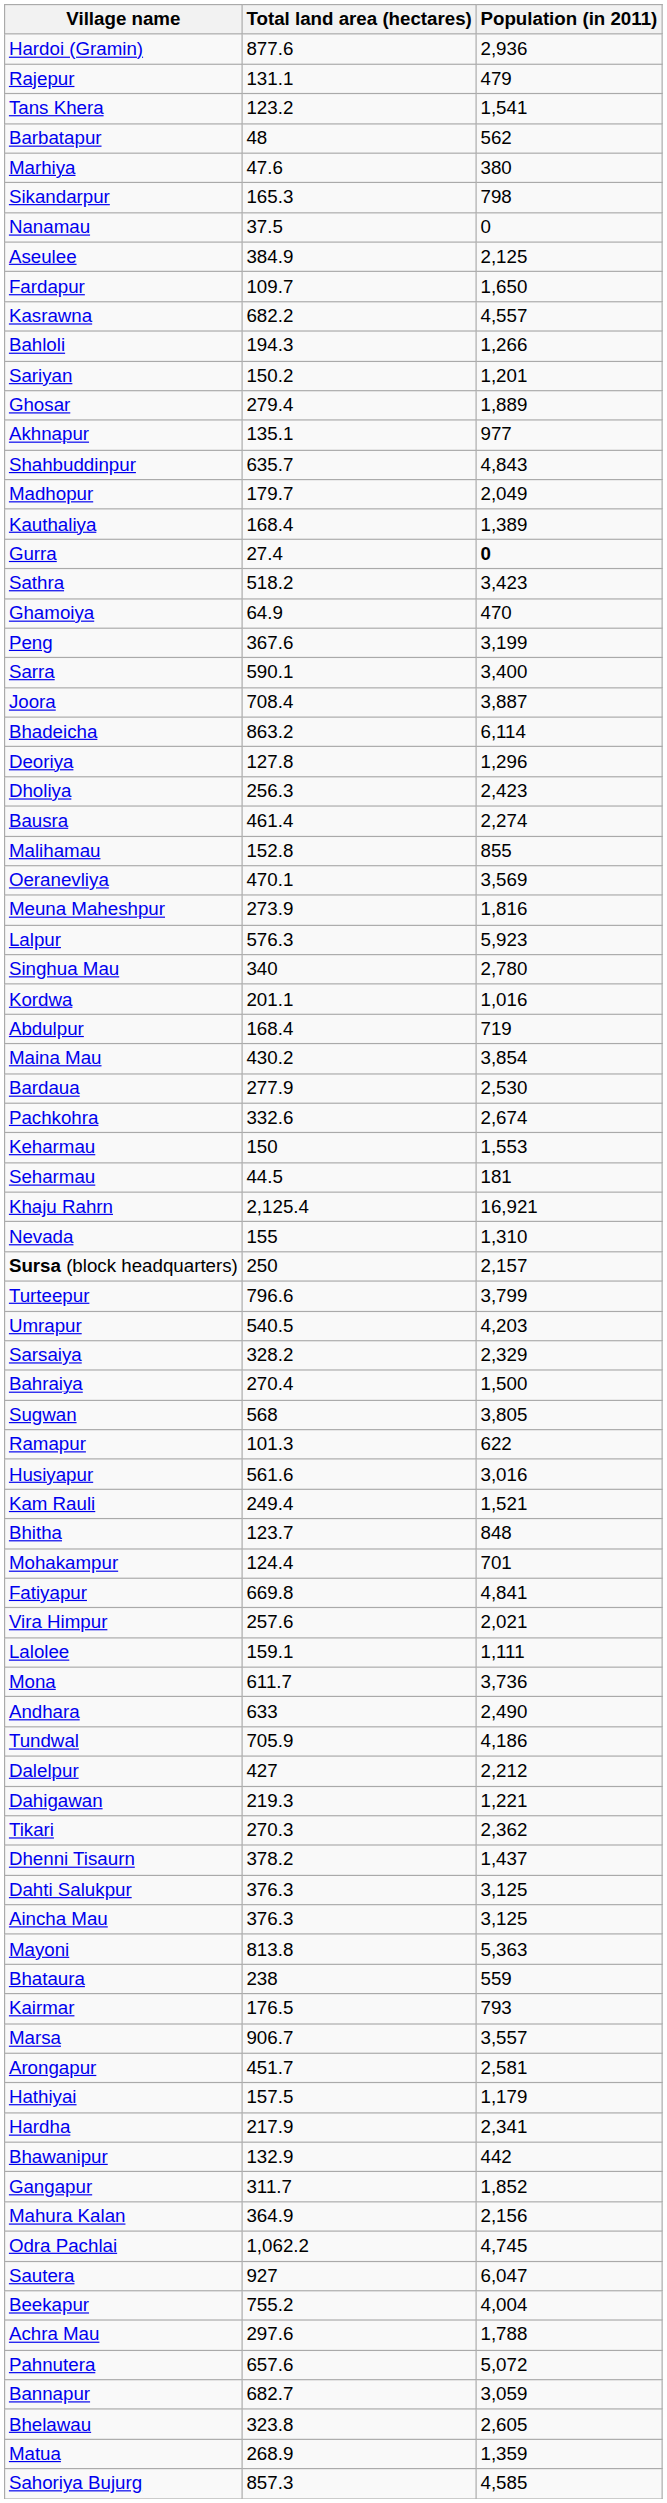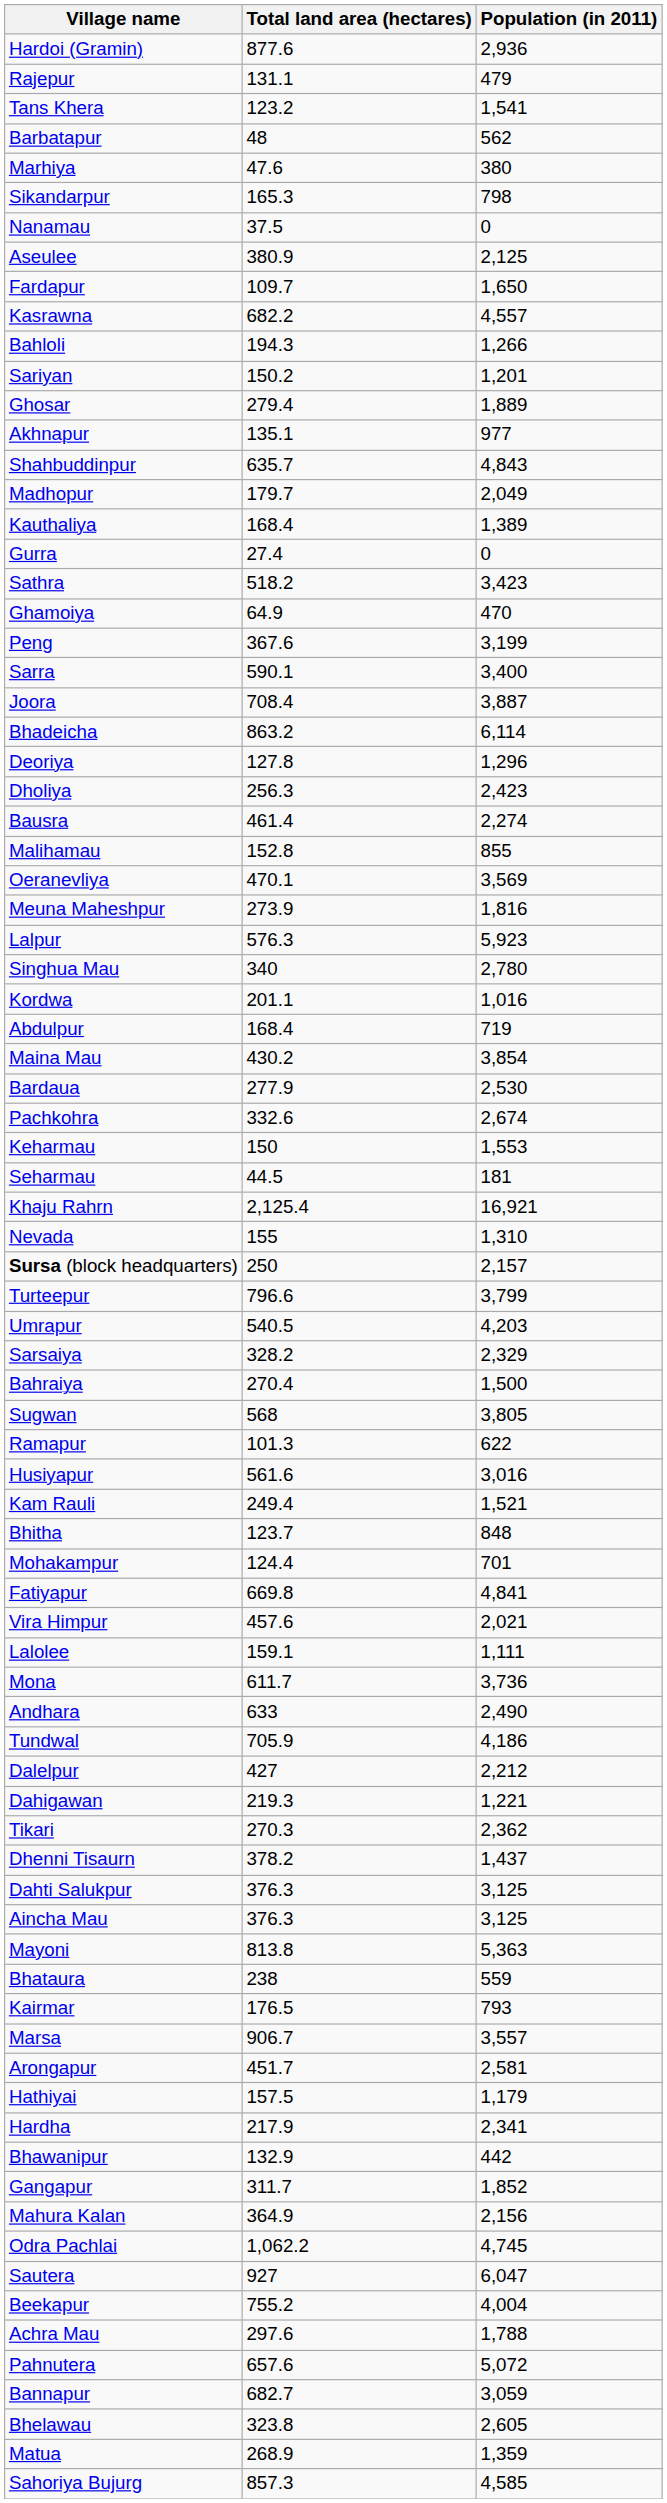(270, 256) 384.9 -> (270, 256) 380.9
(486, 553) bold -> (486, 553) normal
(270, 1622) 257.6 -> (270, 1622) 457.6
